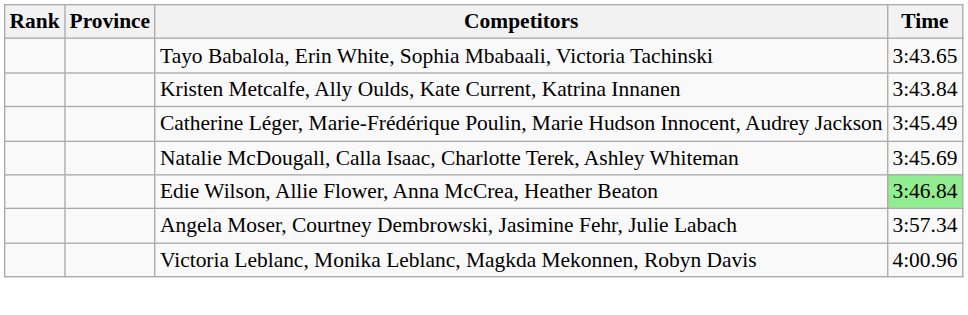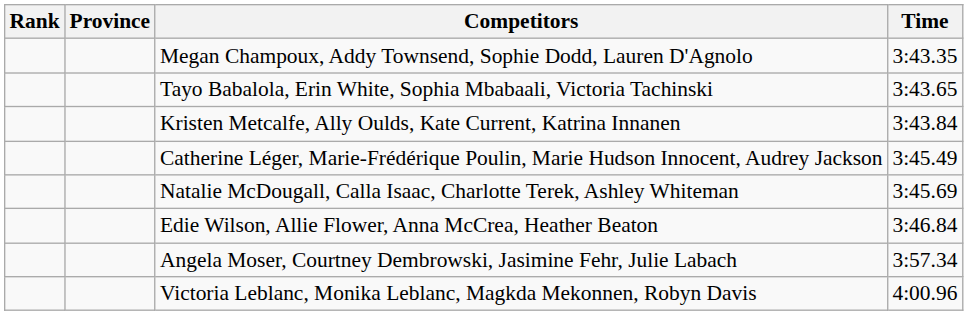+ row: (456, 55)
(925, 191) lightgreen background -> (925, 225) no background
